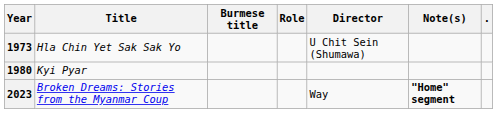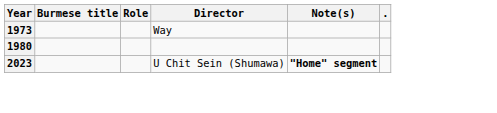- column: (121, 19)
(344, 48) U Chit Sein (Shumawa) -> (163, 30) Way
(319, 94) Way -> (219, 64) U Chit Sein (Shumawa)
